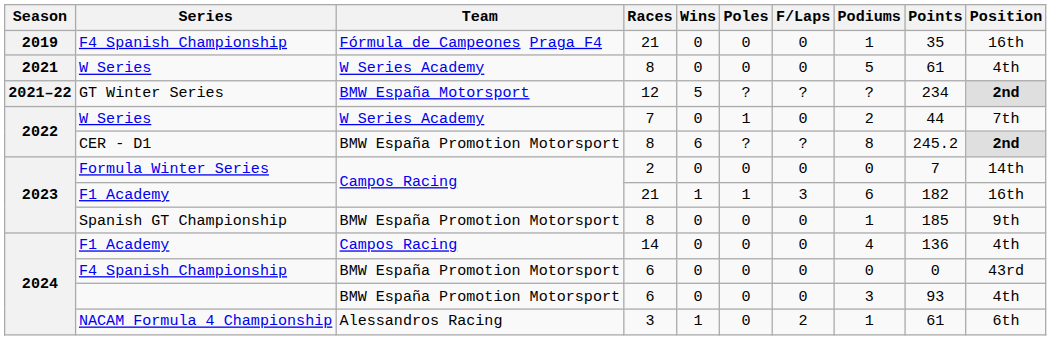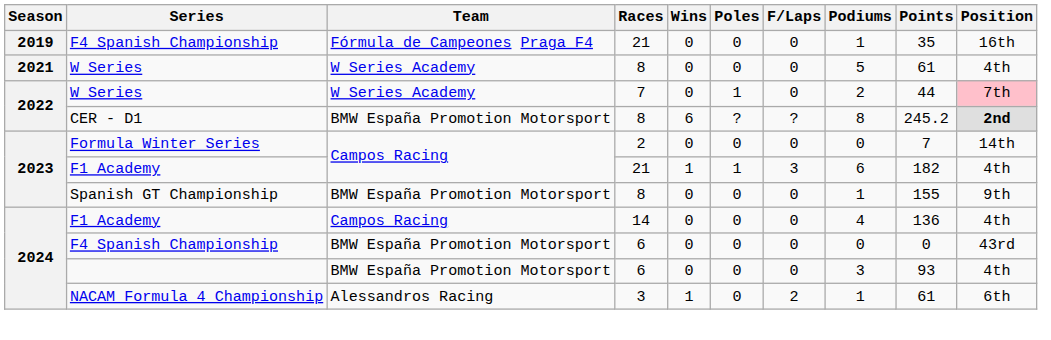- row: (151, 93)
(1006, 118) no background -> (997, 93) pink background
(1006, 195) 16th -> (997, 169) 4th
(935, 220) 185 -> (926, 195) 155
